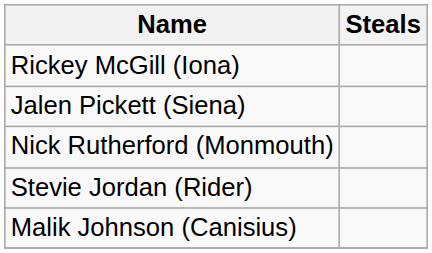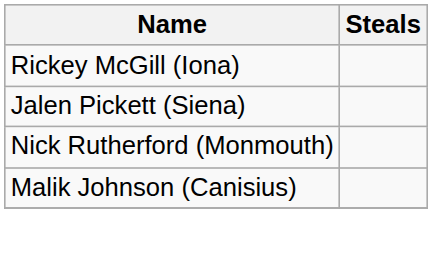- row: (132, 187)
